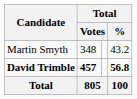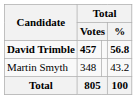rows swapped: (41, 67) <-> (37, 49)
